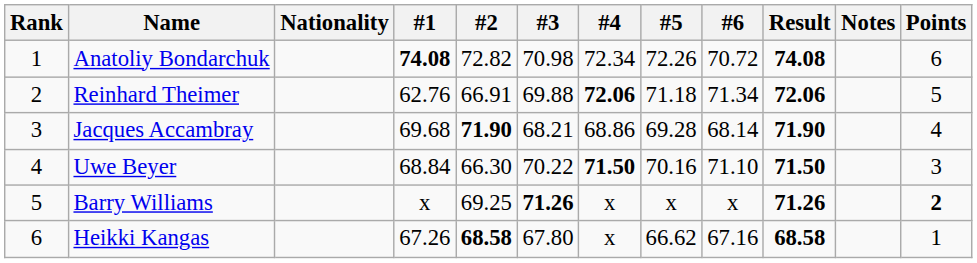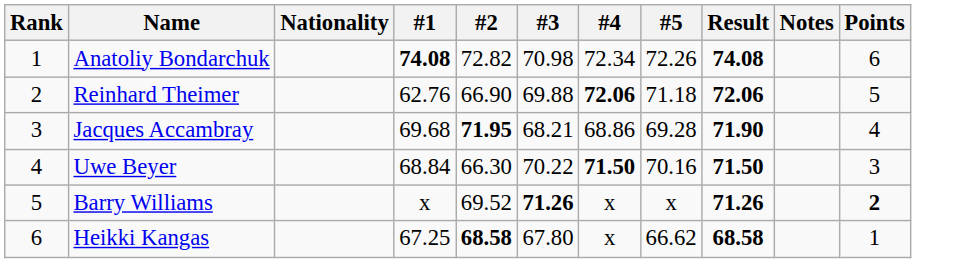- column: (733, 22)
(486, 94) 66.91 -> (486, 94) 66.90
(486, 130) 71.90 -> (486, 130) 71.95
(486, 202) 69.25 -> (486, 202) 69.52
(425, 238) 67.26 -> (425, 238) 67.25
